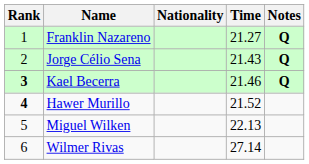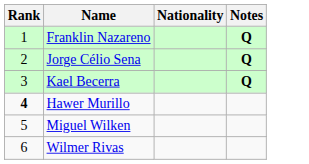- column: (246, 15)
(24, 81) bold -> (24, 81) normal
